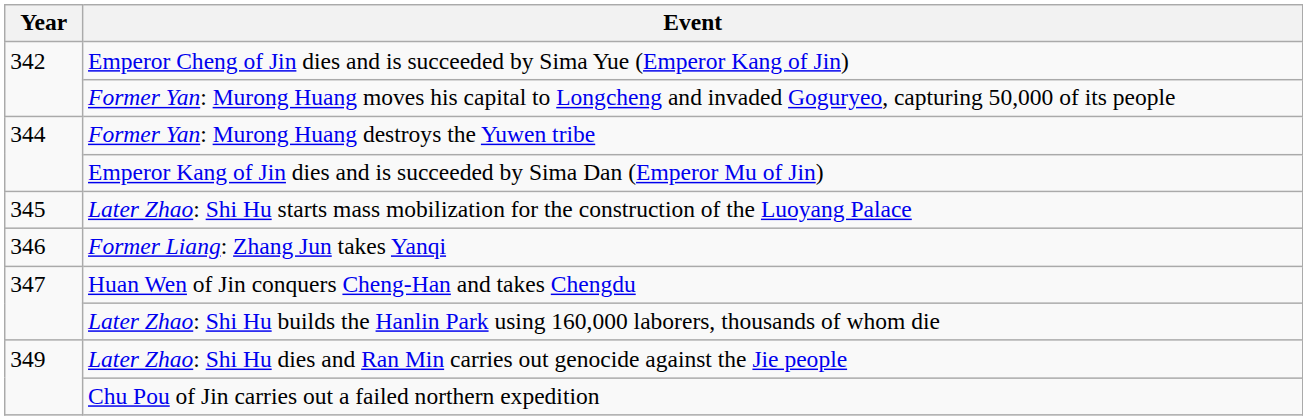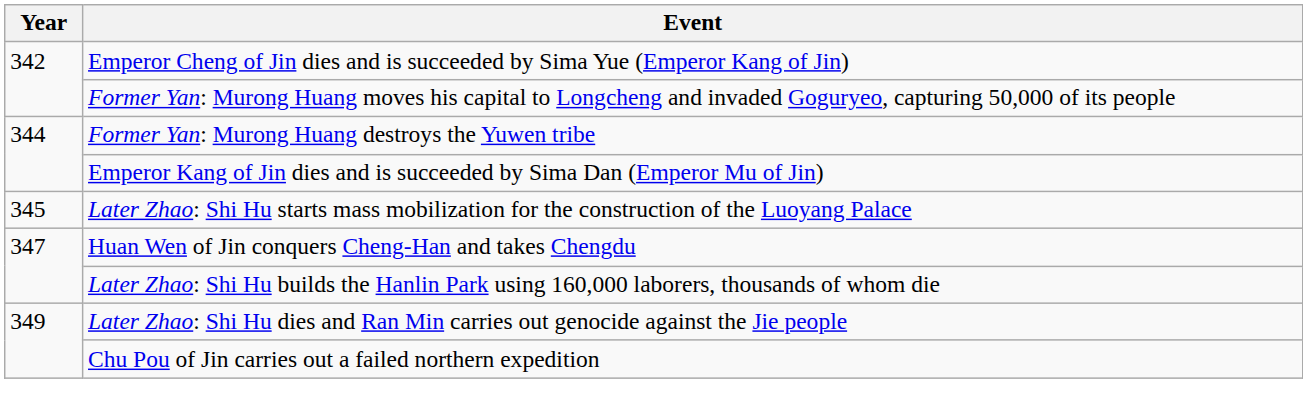- row: (267, 246)
